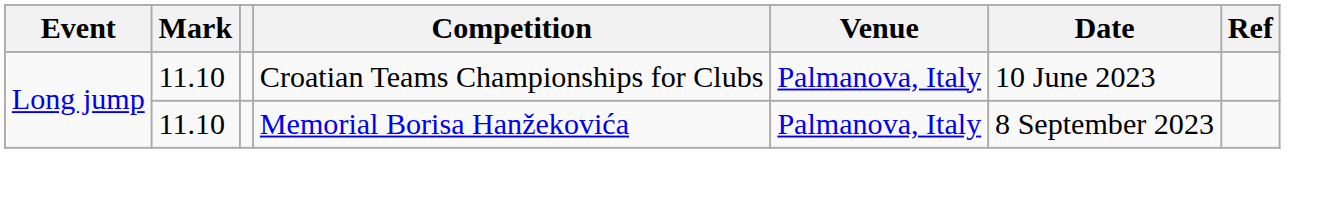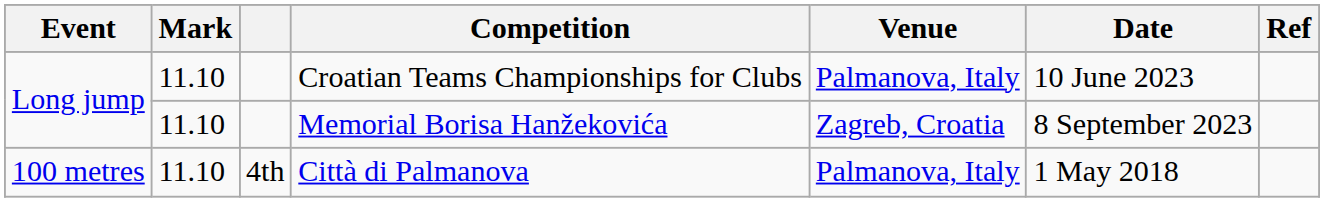(879, 123) Palmanova, Italy -> (910, 123) Zagreb, Croatia
+ row: (414, 171)
